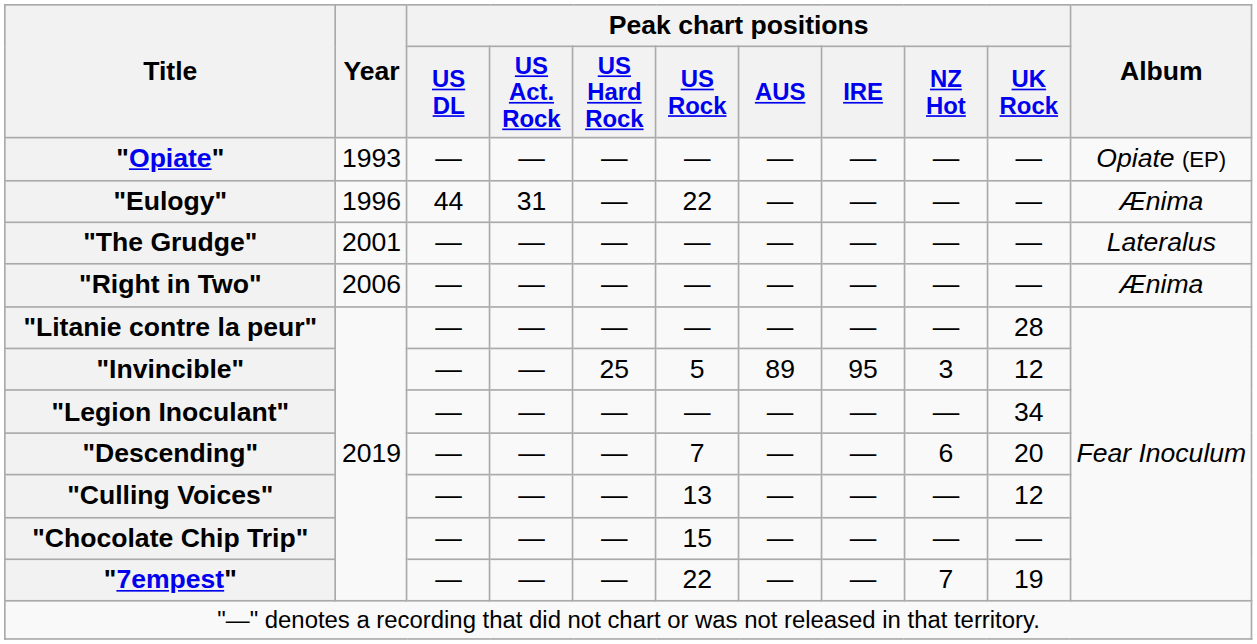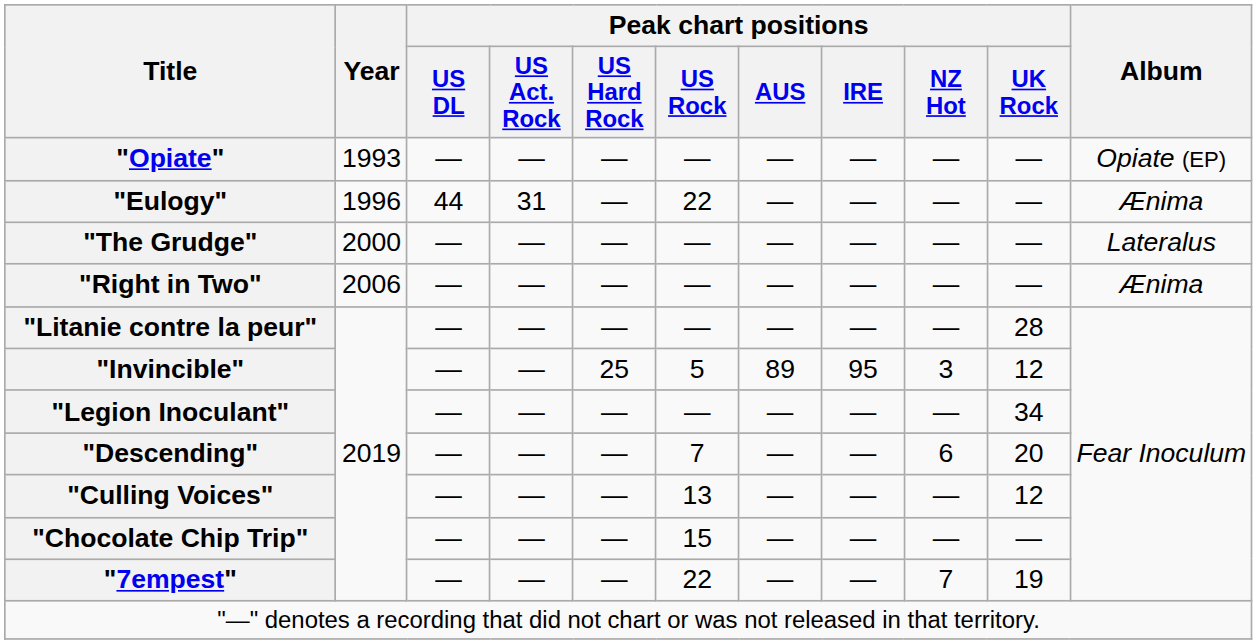(371, 242) 2001 -> (371, 242) 2000
